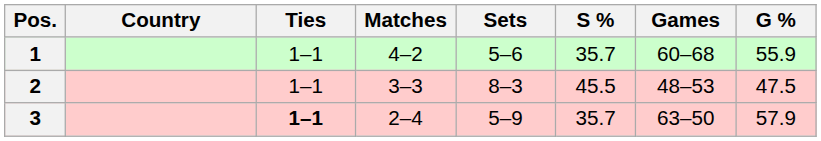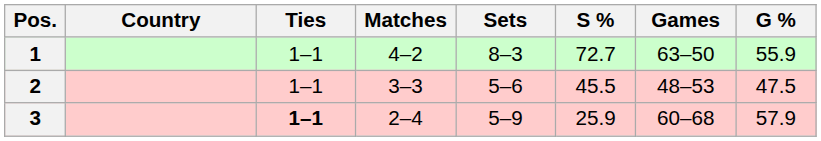(505, 53) 5–6 -> (505, 53) 8–3
(596, 53) 35.7 -> (596, 53) 72.7
(686, 53) 60–68 -> (686, 53) 63–50
(505, 86) 8–3 -> (505, 86) 5–6
(596, 119) 35.7 -> (596, 119) 25.9
(686, 119) 63–50 -> (686, 119) 60–68
